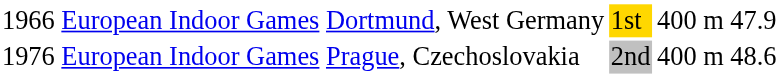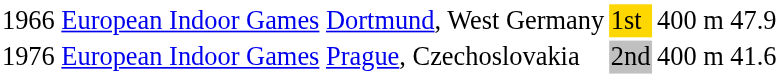(753, 56) 48.6 -> (753, 56) 41.6
